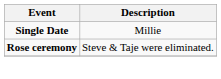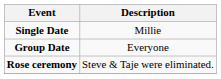+ row: (42, 47)
